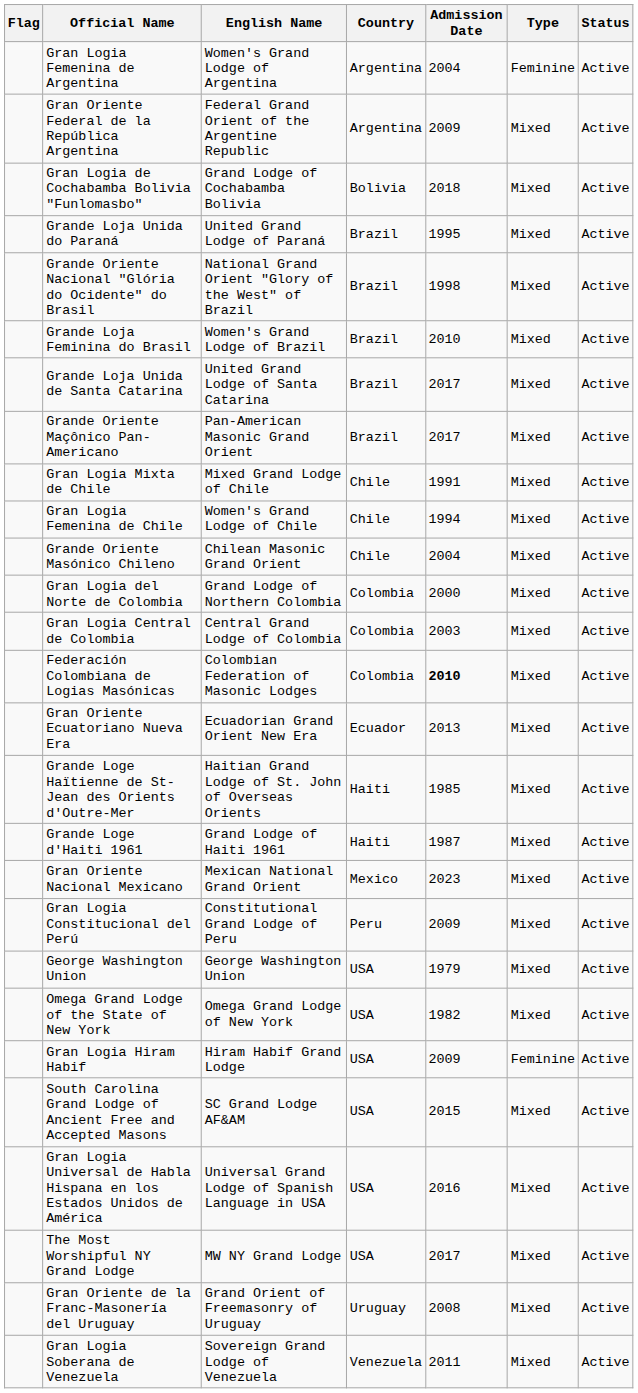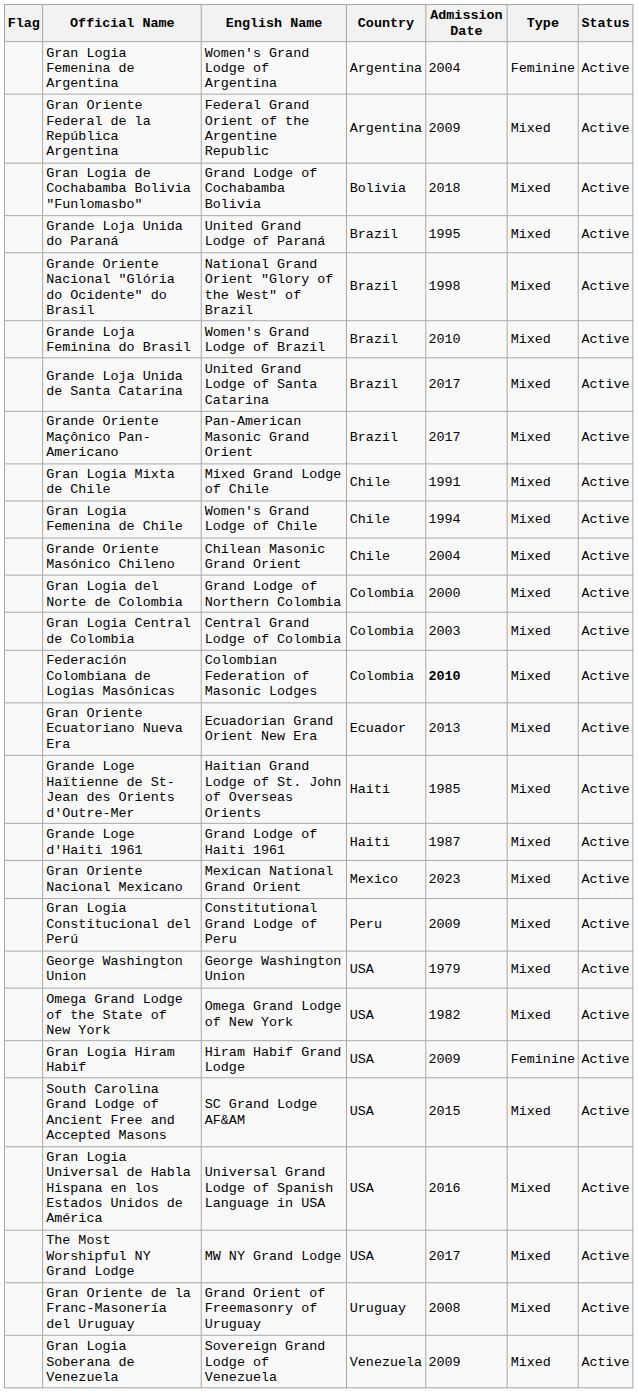(445, 1362) 2011 -> (445, 1362) 2009
